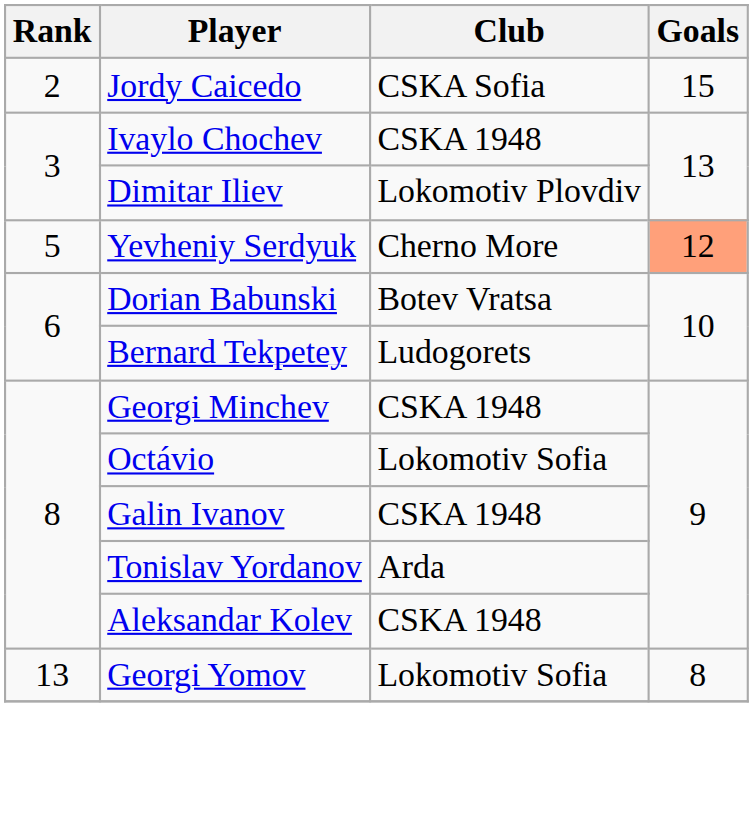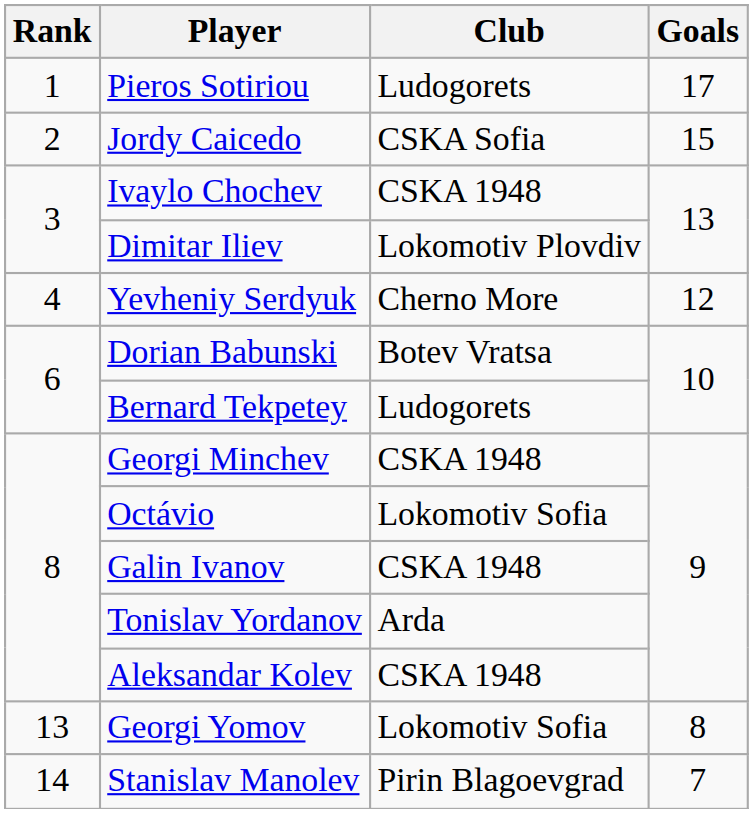+ row: (208, 84)
(52, 245) 5 -> (52, 298) 4
(698, 245) lightsalmon background -> (698, 298) no background
+ row: (233, 780)
